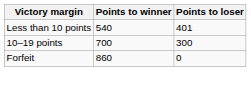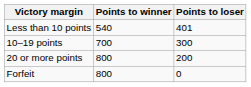+ row: (45, 58)
(104, 58) 860 -> (104, 74) 800
